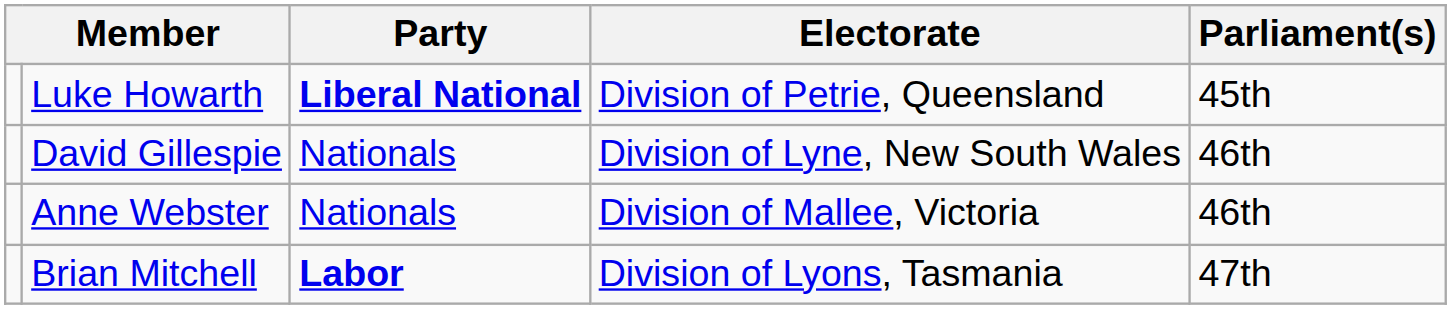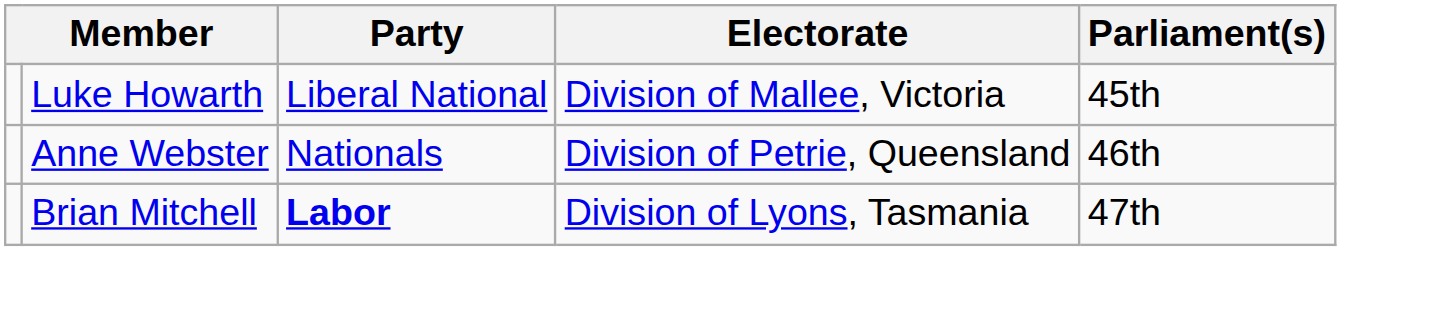(440, 93) bold -> (417, 93) normal
(852, 93) Division of Petrie, Queensland -> (785, 93) Division of Mallee, Victoria
- row: (157, 153)
(819, 213) Division of Mallee, Victoria -> (818, 153) Division of Petrie, Queensland
